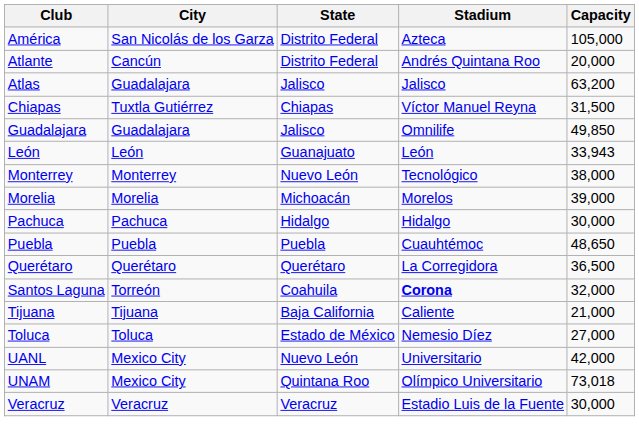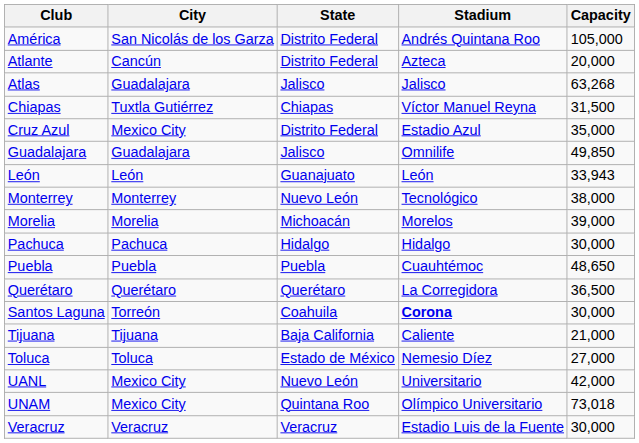(424, 38) Azteca -> (471, 38) Andrés Quintana Roo
(471, 61) Andrés Quintana Roo -> (424, 61) Azteca
(593, 84) 63,200 -> (593, 84) 63,268
+ row: (39, 130)
(593, 289) 32,000 -> (593, 312) 30,000
